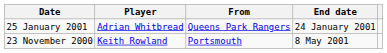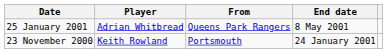(335, 26) 24 January 2001 -> (322, 26) 8 May 2001
(322, 41) 8 May 2001 -> (335, 41) 24 January 2001
